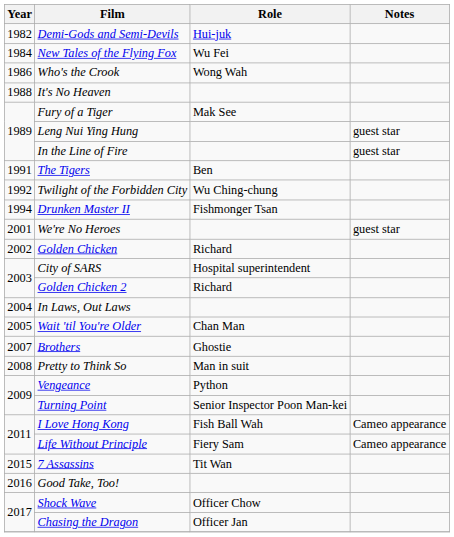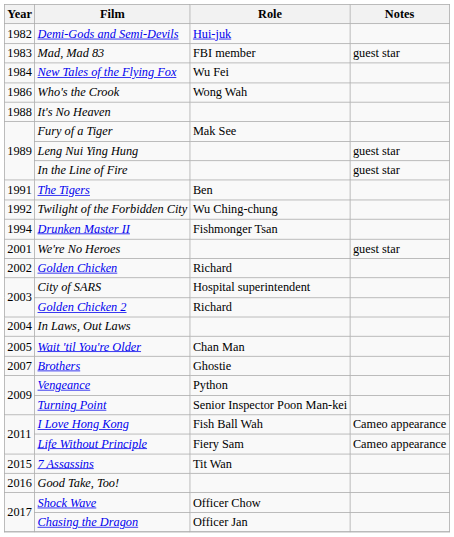+ row: (71, 53)
- row: (82, 365)
